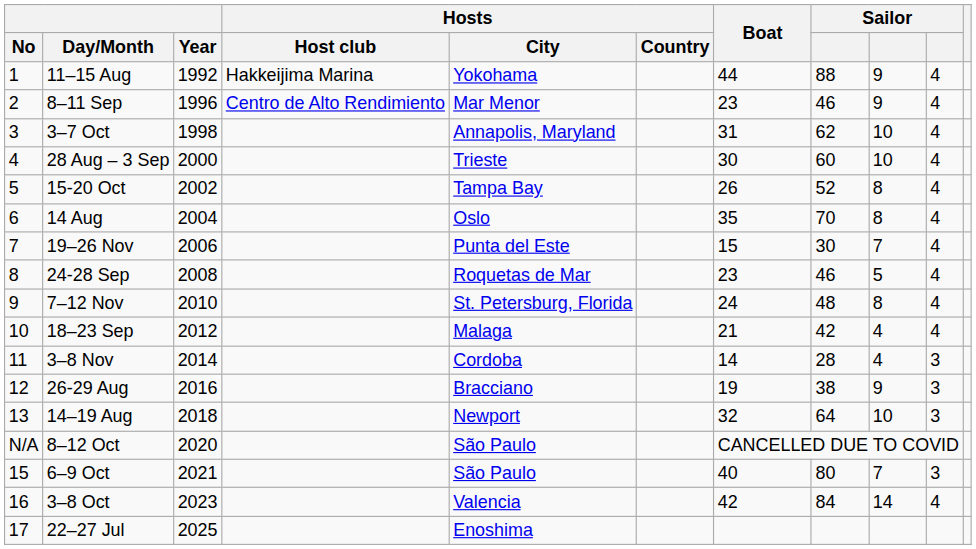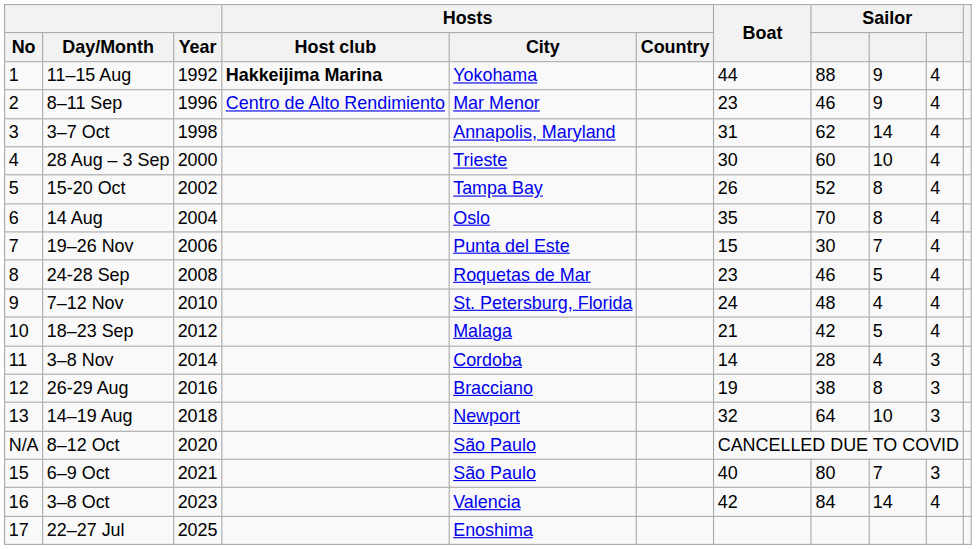(299, 75) normal -> (304, 75) bold
(883, 132) 10 -> (883, 132) 14
(878, 302) 8 -> (878, 302) 4
(878, 331) 4 -> (878, 331) 5
(878, 388) 9 -> (878, 388) 8
